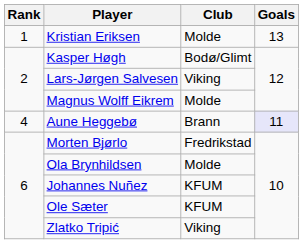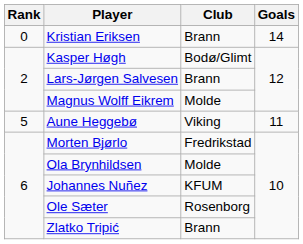(24, 36) 1 -> (24, 36) 0
(203, 36) Molde -> (202, 36) Brann
(276, 36) 13 -> (276, 36) 14
(202, 79) Viking -> (202, 79) Brann
(24, 121) 4 -> (24, 121) 5
(202, 121) Brann -> (202, 121) Viking
(276, 121) lavender background -> (276, 121) no background
(203, 206) KFUM -> (217, 206) Rosenborg
(202, 228) Viking -> (202, 228) Brann
